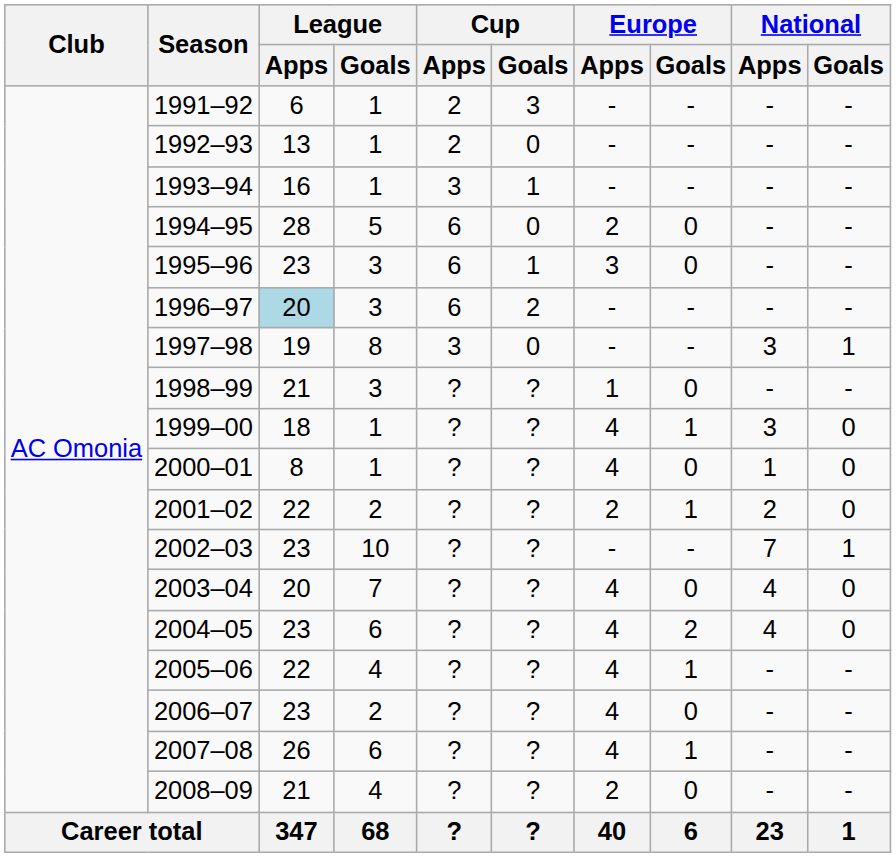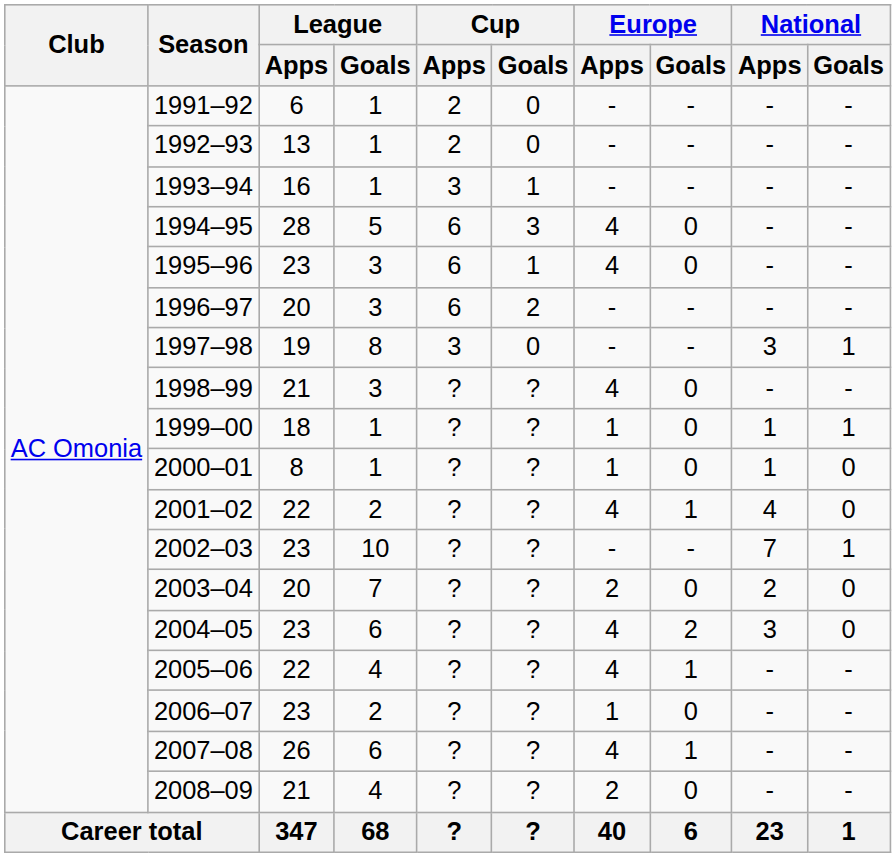(533, 105) 3 -> (533, 105) 0
(533, 226) 0 -> (533, 226) 3
(612, 226) 2 -> (612, 226) 4
(612, 266) 3 -> (612, 266) 4
(296, 307) lightblue background -> (296, 307) no background
(612, 387) 1 -> (612, 387) 4
(612, 428) 4 -> (612, 428) 1
(691, 428) 1 -> (691, 428) 0
(770, 428) 3 -> (770, 428) 1
(849, 428) 0 -> (849, 428) 1
(612, 468) 4 -> (612, 468) 1
(612, 508) 2 -> (612, 508) 4
(770, 508) 2 -> (770, 508) 4
(612, 589) 4 -> (612, 589) 2
(770, 589) 4 -> (770, 589) 2
(770, 629) 4 -> (770, 629) 3
(612, 710) 4 -> (612, 710) 1
